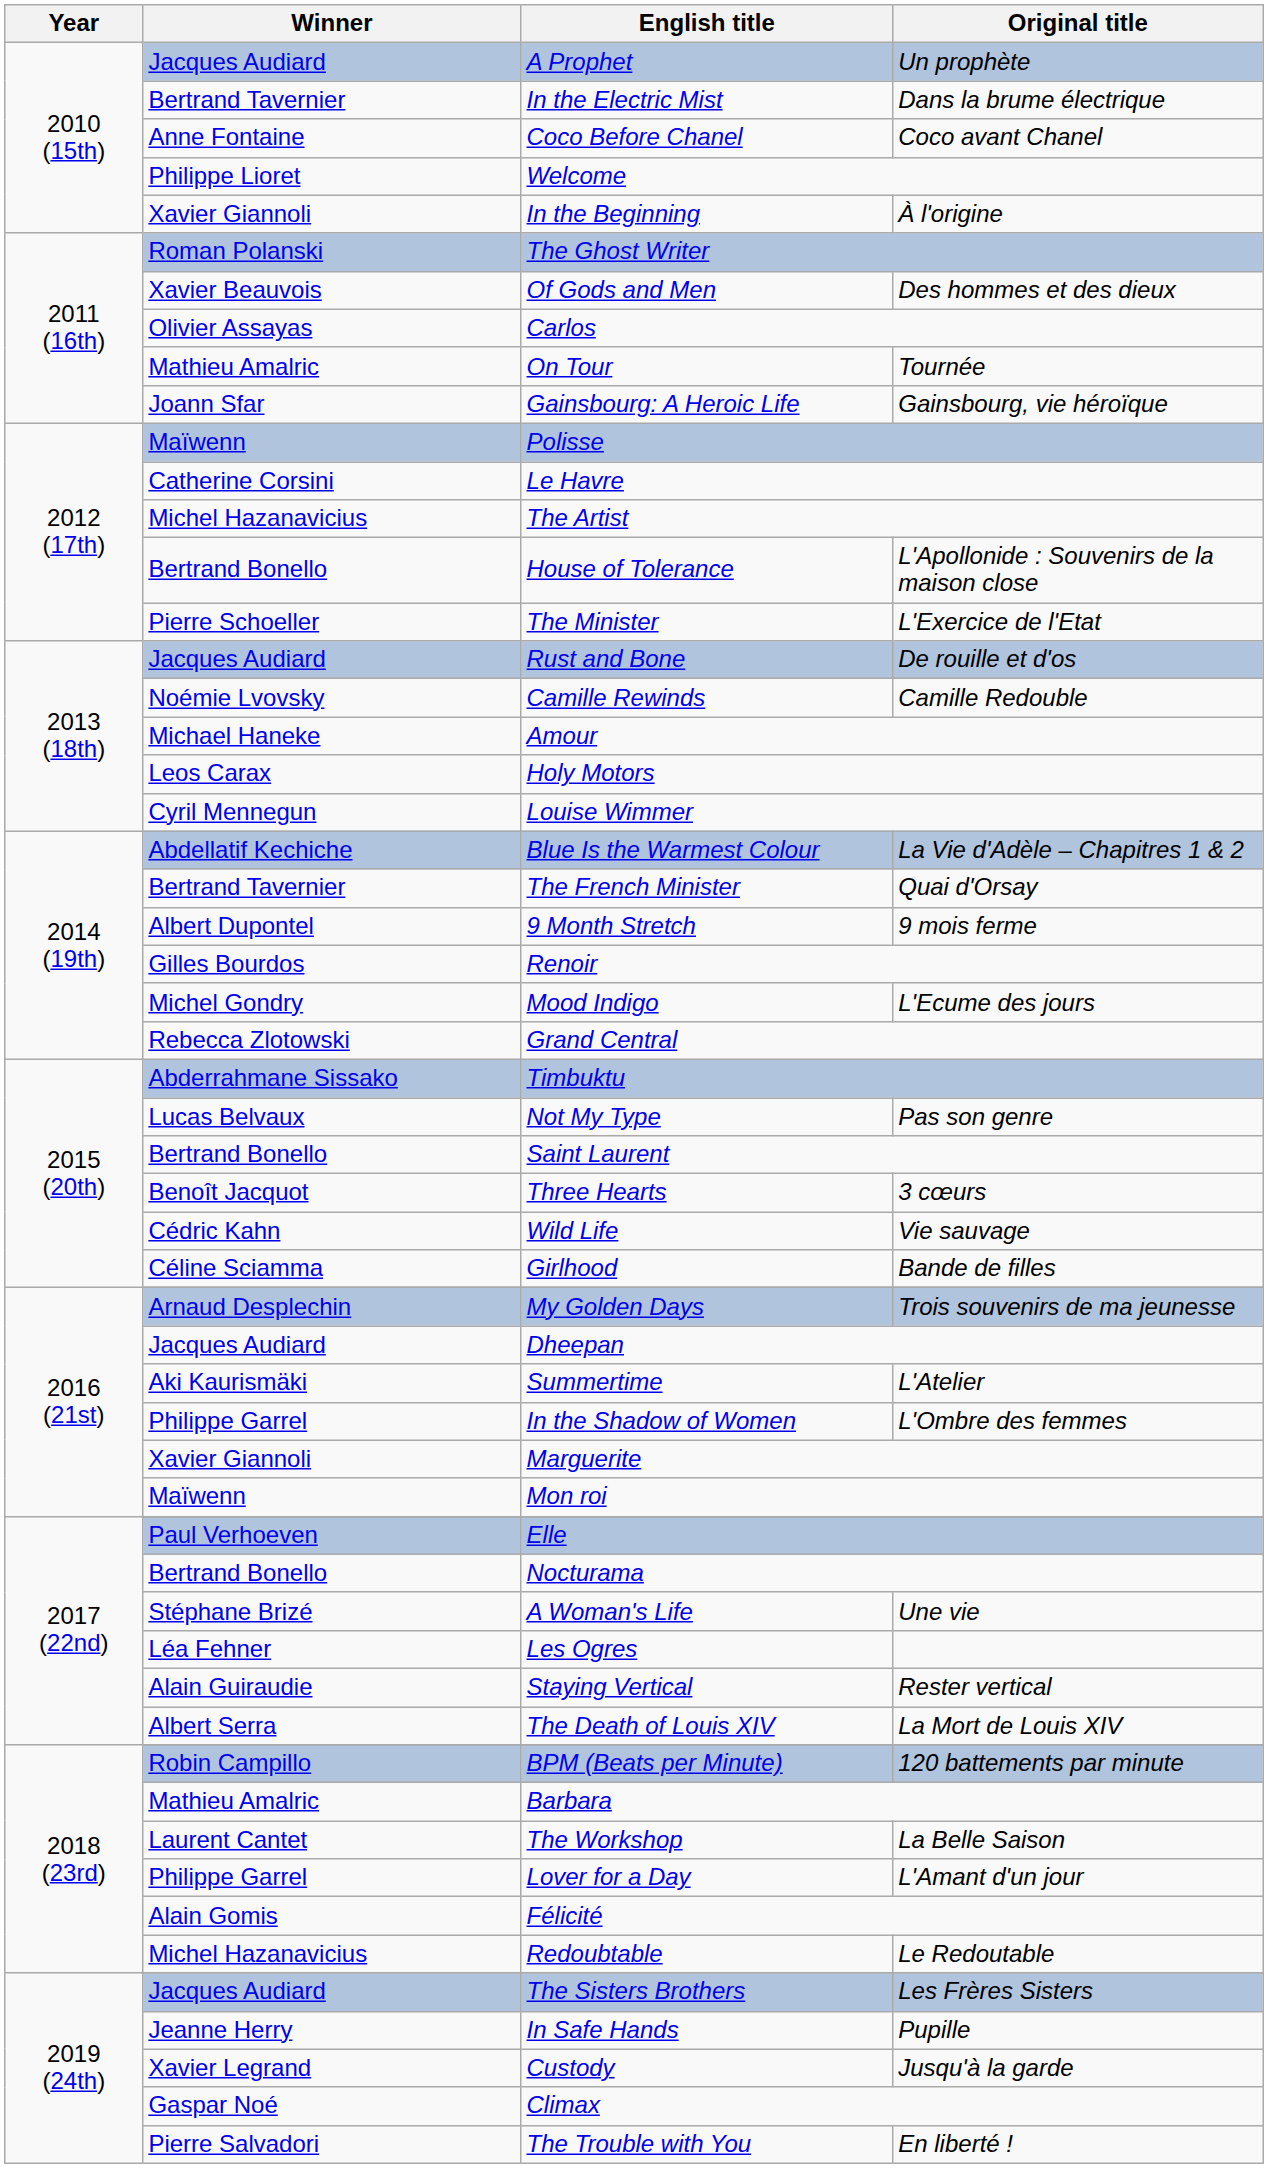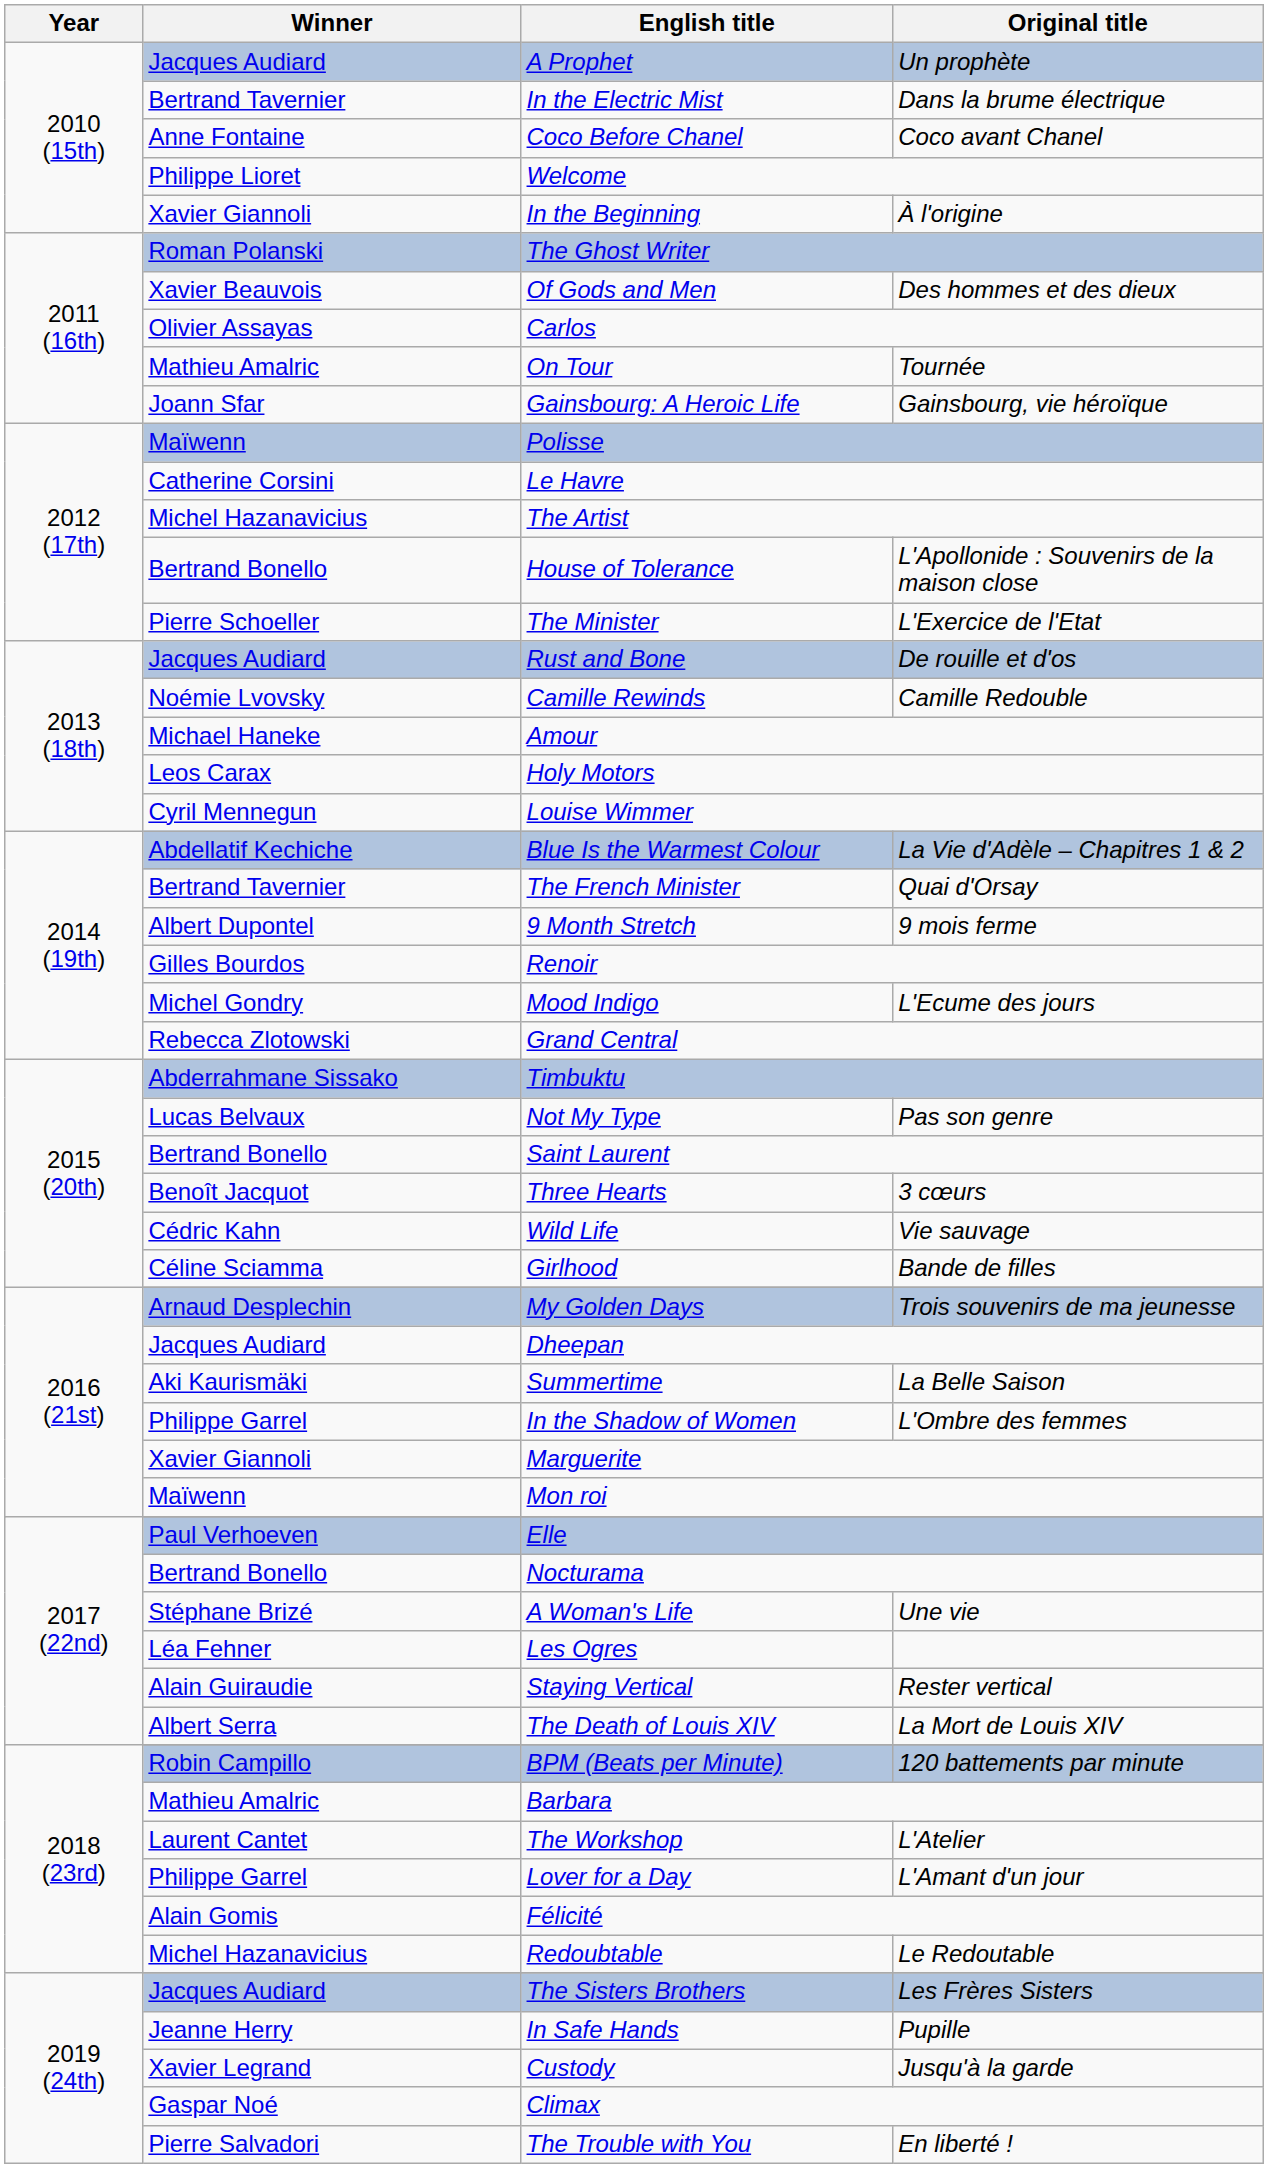(941, 1382) L'Atelier -> (982, 1382) La Belle Saison
(982, 1839) La Belle Saison -> (941, 1839) L'Atelier
